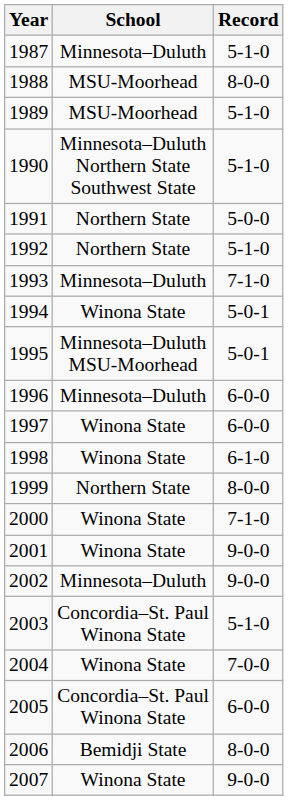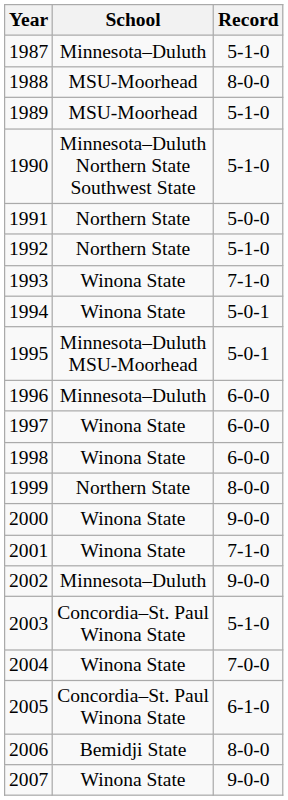(133, 280) Minnesota–Duluth -> (133, 280) Winona State
(248, 457) 6-1-0 -> (248, 457) 6-0-0
(248, 519) 7-1-0 -> (248, 519) 9-0-0
(248, 550) 9-0-0 -> (248, 550) 7-1-0
(248, 706) 6-0-0 -> (248, 706) 6-1-0
